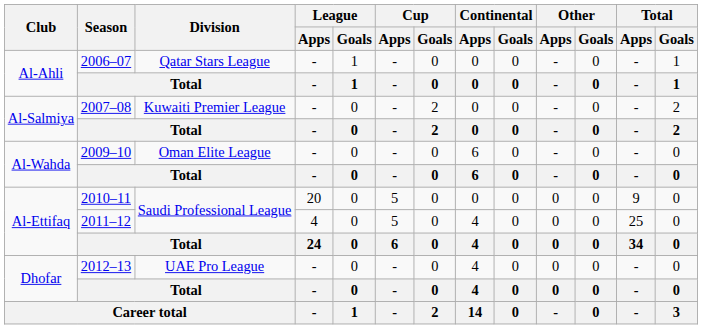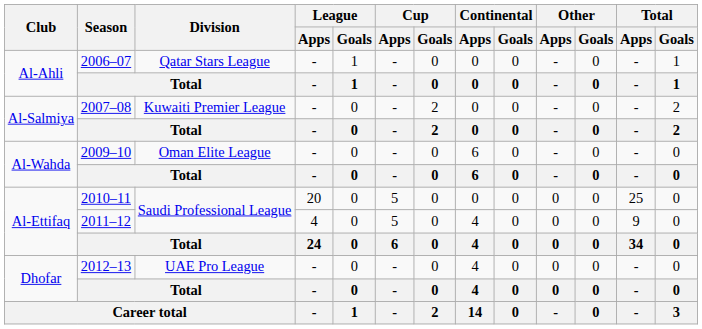(636, 198) 9 -> (636, 198) 25
(636, 221) 25 -> (636, 221) 9
